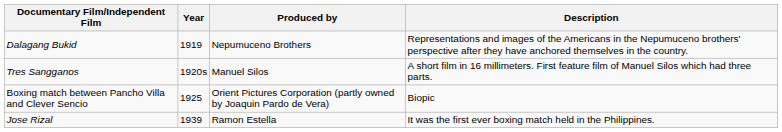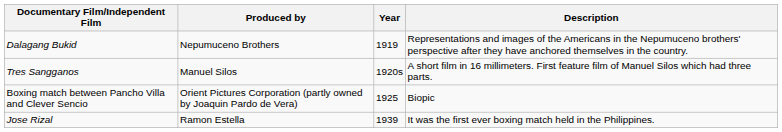columns swapped: (194, 17) <-> (307, 17)
